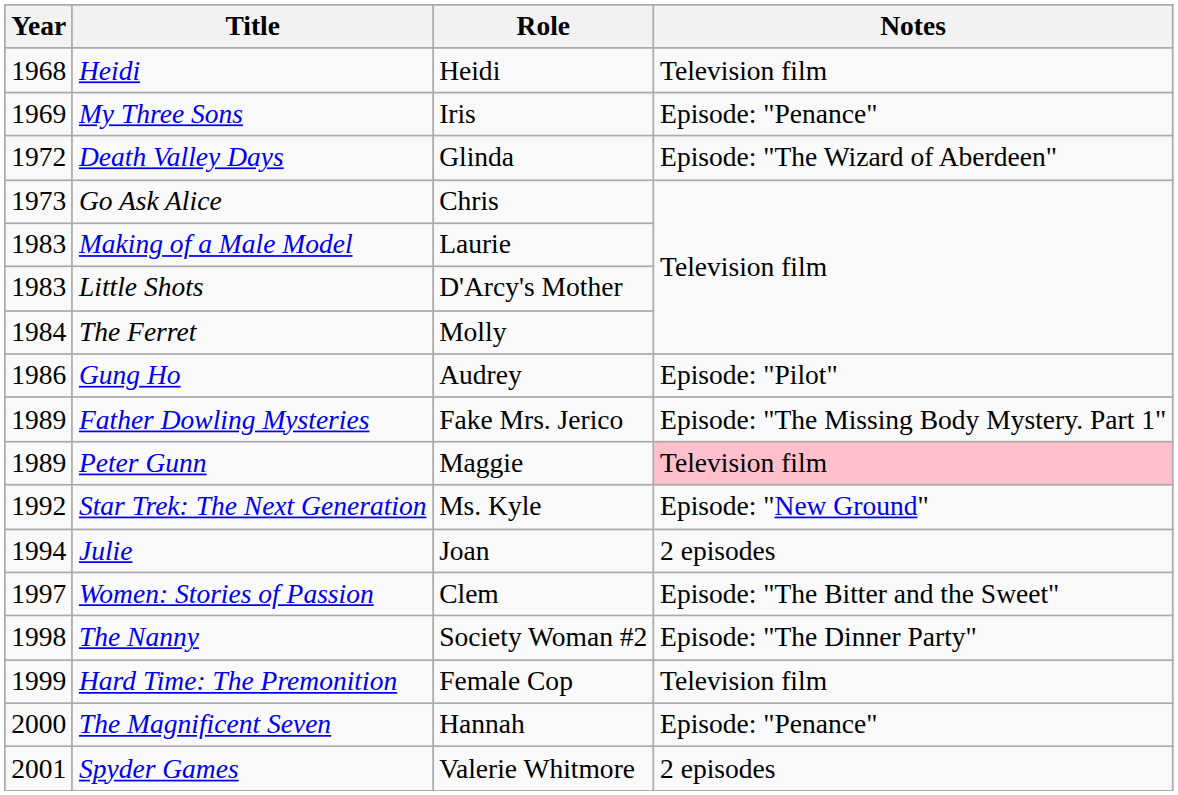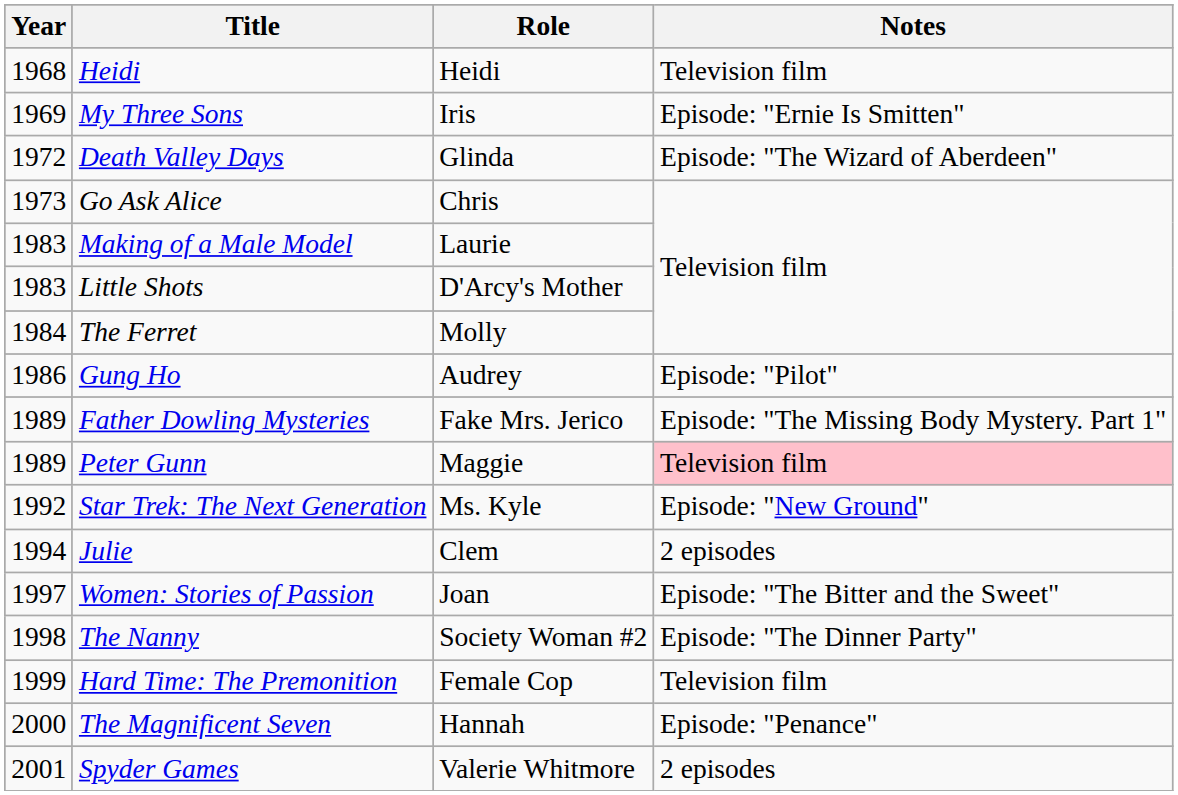(769, 113) Episode: "Penance" -> (812, 113) Episode: "Ernie Is Smitten"
(464, 550) Joan -> (469, 550) Clem
(469, 593) Clem -> (464, 593) Joan
